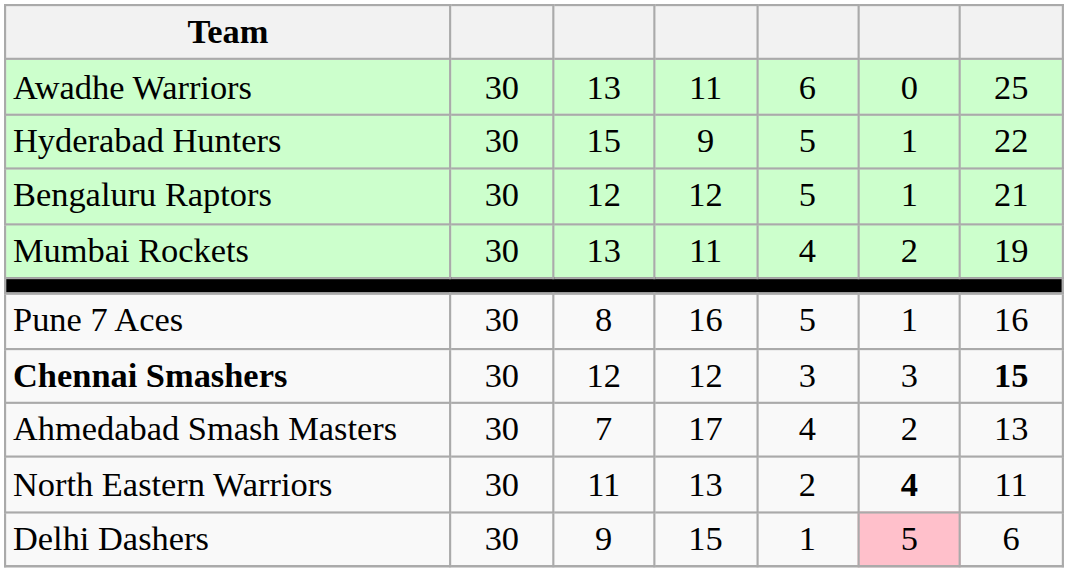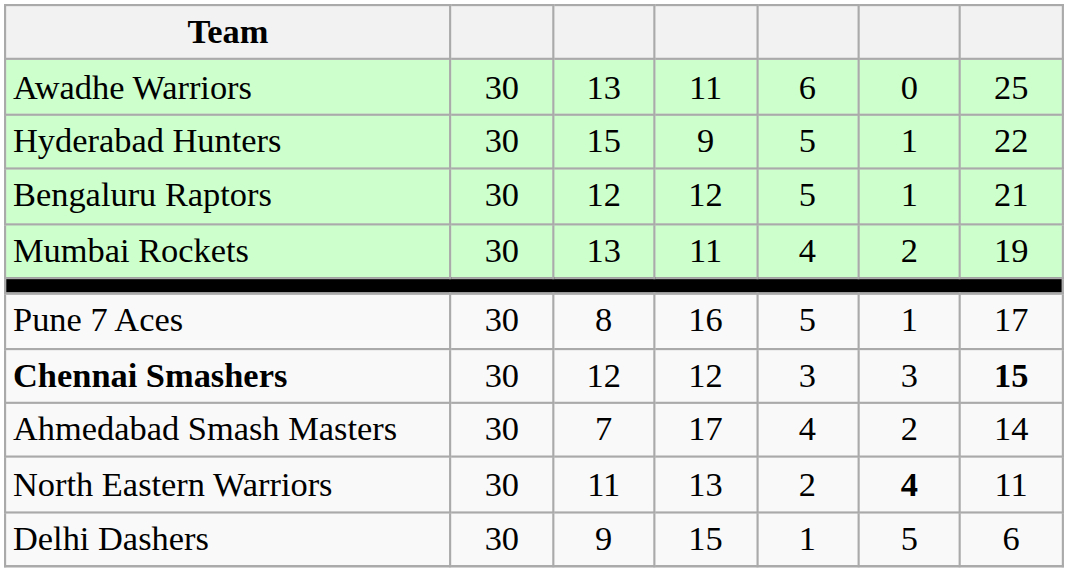(1011, 320) 16 -> (1011, 320) 17
(1011, 429) 13 -> (1011, 429) 14
(909, 538) pink background -> (909, 538) no background
